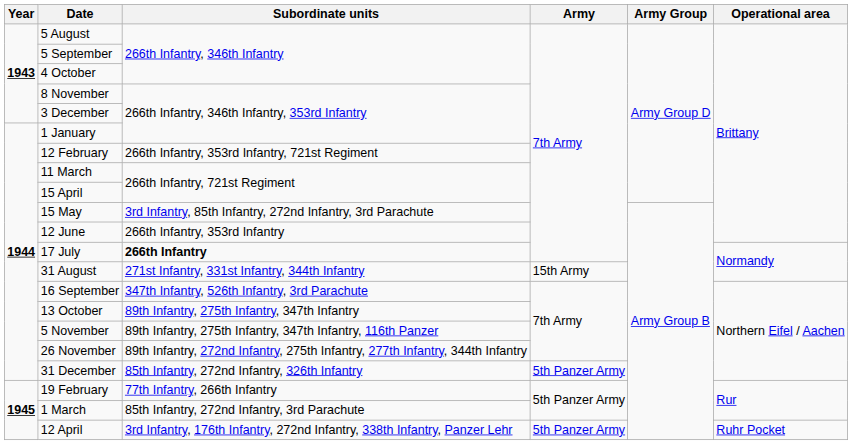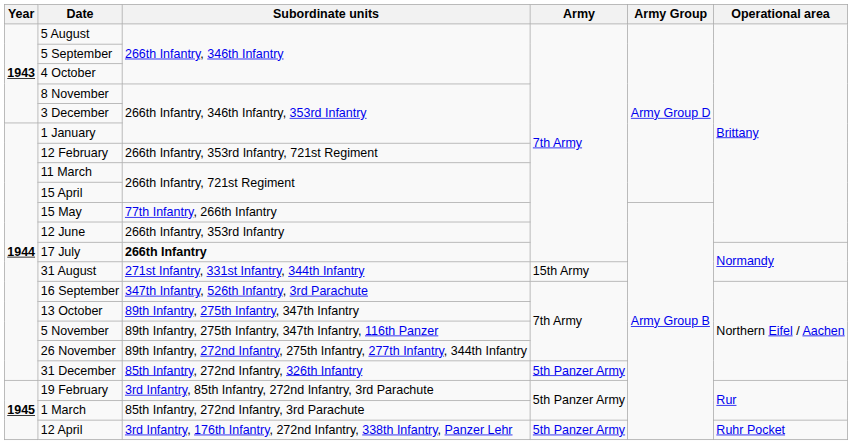(279, 212) 3rd Infantry, 85th Infantry, 272nd Infantry, 3rd Parachute -> (201, 212) 77th Infantry, 266th Infantry
(201, 390) 77th Infantry, 266th Infantry -> (279, 390) 3rd Infantry, 85th Infantry, 272nd Infantry, 3rd Parachute
